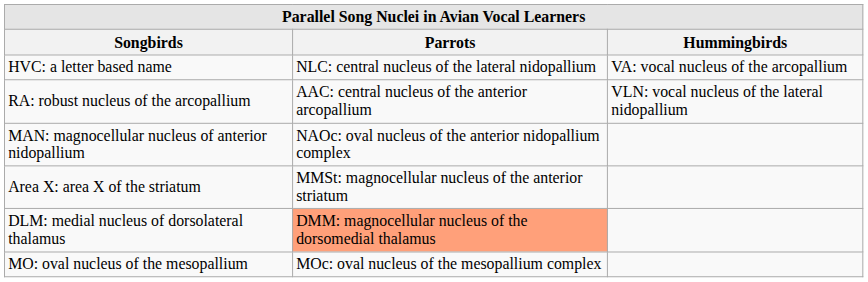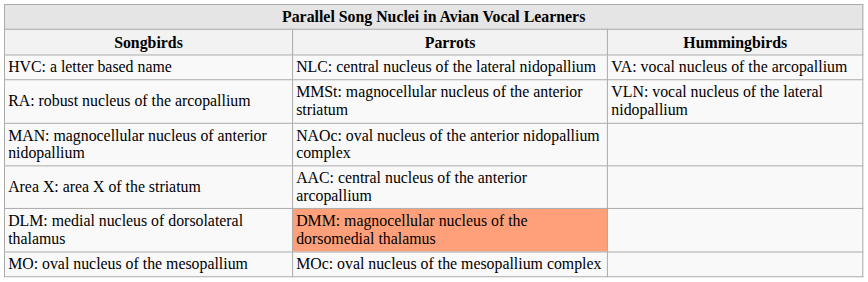(412, 101) AAC: central nucleus of the anterior arcopallium -> (439, 101) MMSt: magnocellular nucleus of the anterior striatum
(439, 187) MMSt: magnocellular nucleus of the anterior striatum -> (412, 187) AAC: central nucleus of the anterior arcopallium
